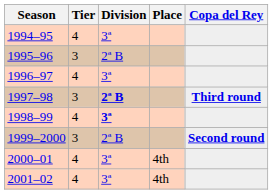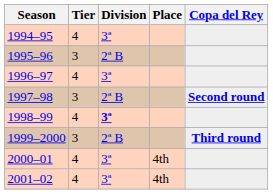(112, 96) bold -> (112, 96) normal
(226, 96) Third round -> (226, 96) Second round
(226, 138) Second round -> (226, 138) Third round
